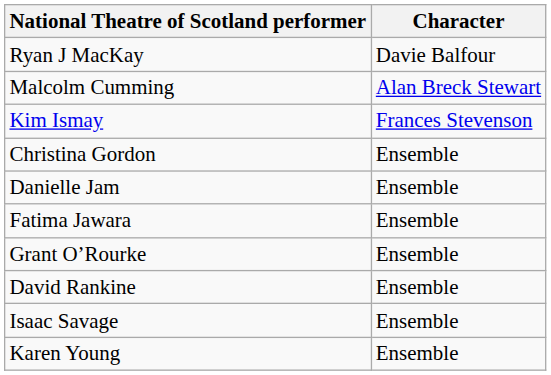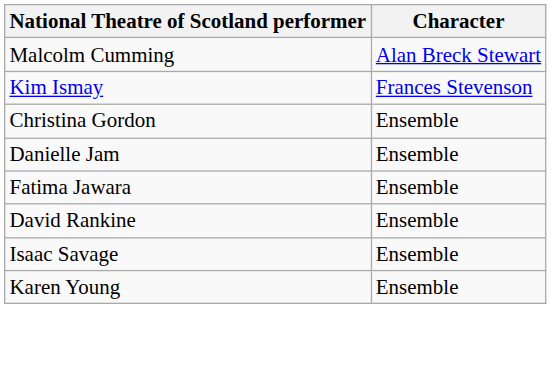- row: (77, 54)
- row: (78, 253)
